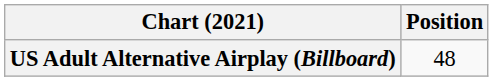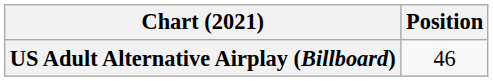(445, 57) 48 -> (445, 57) 46
